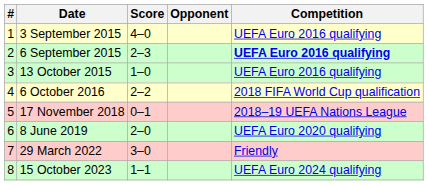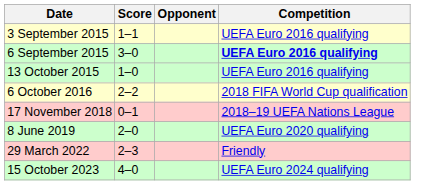- column: (11, 14)
(141, 33) 4–0 -> (128, 33) 1–1
(141, 53) 2–3 -> (128, 53) 3–0
(141, 151) 3–0 -> (128, 151) 2–3
(141, 170) 1–1 -> (128, 170) 4–0
